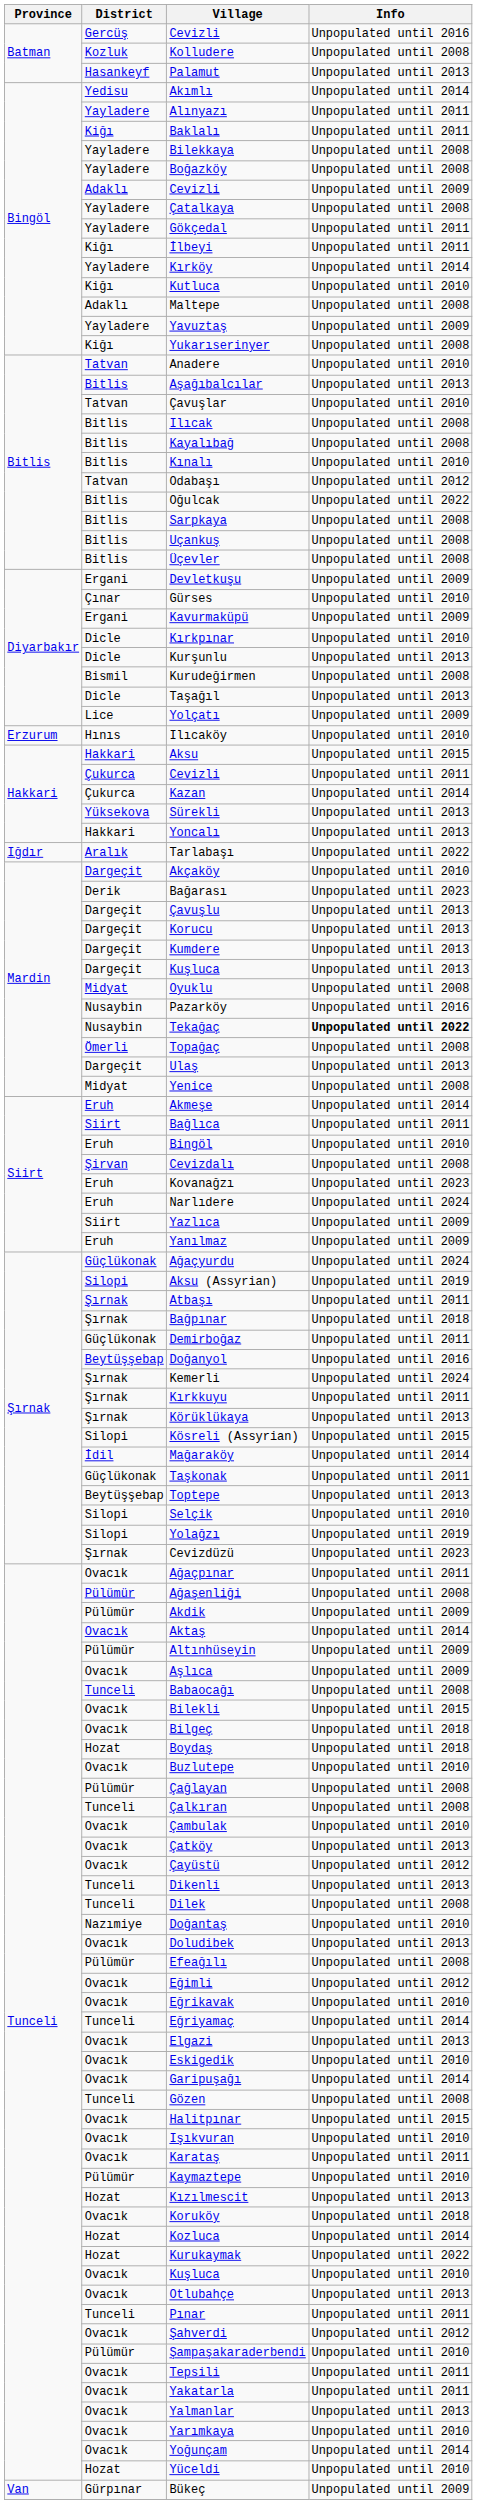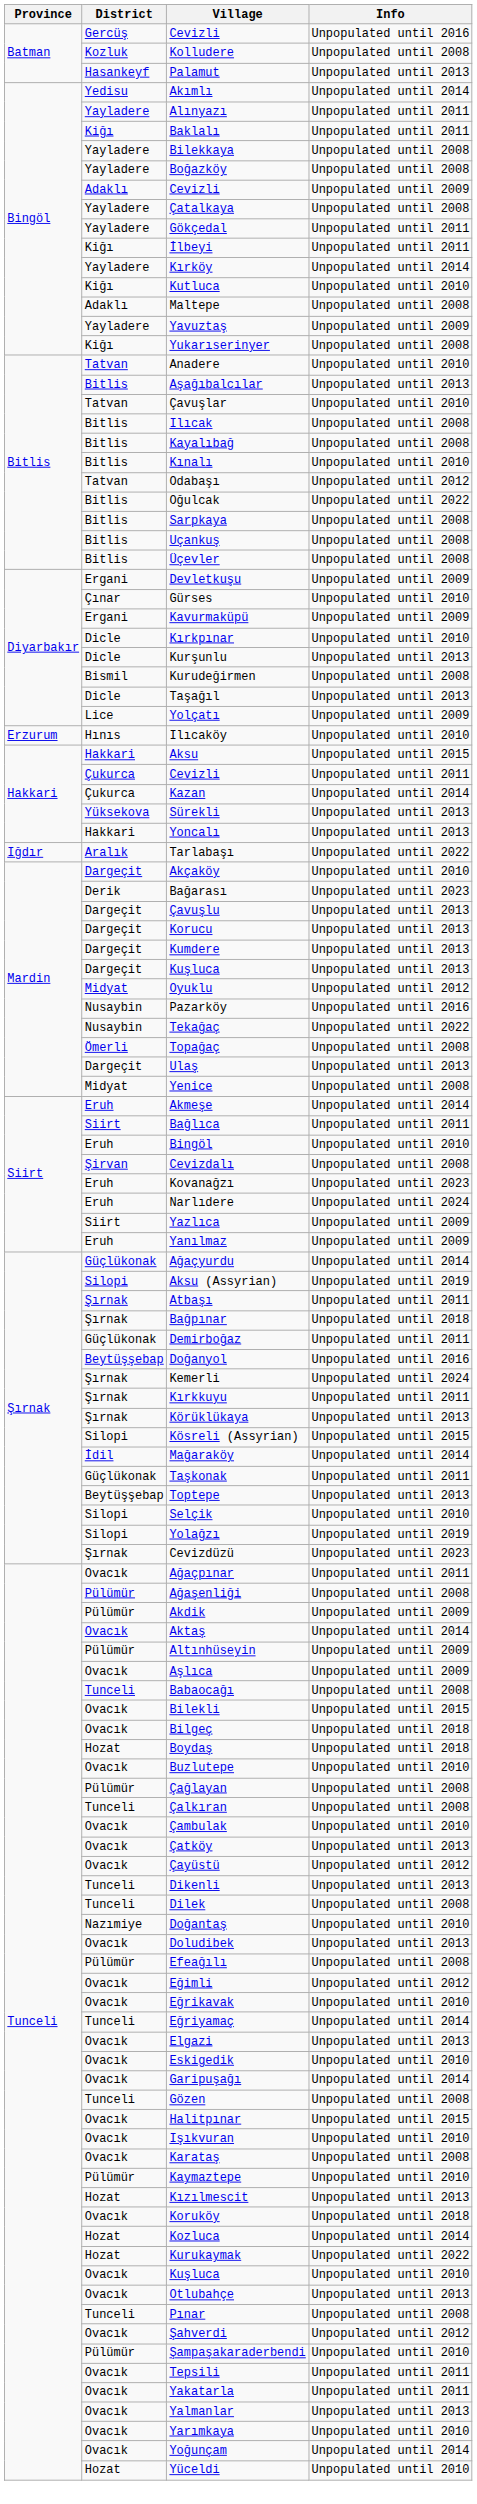(390, 989) Unpopulated until 2008 -> (390, 989) Unpopulated until 2012
(390, 1028) bold -> (390, 1028) normal
(390, 1262) Unpopulated until 2024 -> (390, 1262) Unpopulated until 2014
(390, 2158) Unpopulated until 2011 -> (390, 2158) Unpopulated until 2008
(390, 2314) Unpopulated until 2011 -> (390, 2314) Unpopulated until 2008
- row: (113, 2490)
